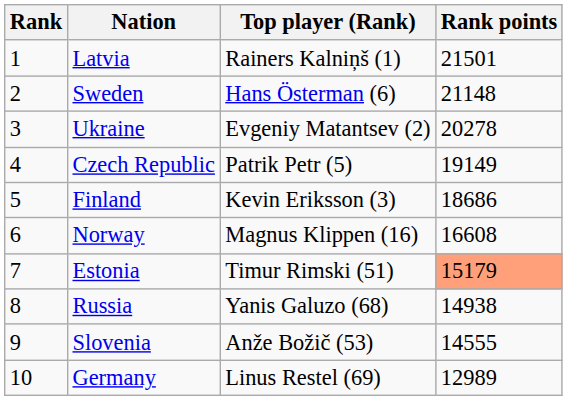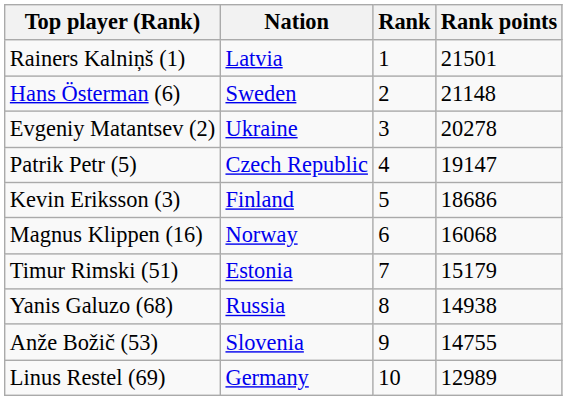columns swapped: (36, 22) <-> (328, 22)
(469, 164) 19149 -> (469, 164) 19147
(469, 235) 16608 -> (469, 235) 16068
(469, 270) lightsalmon background -> (469, 270) no background
(469, 341) 14555 -> (469, 341) 14755
